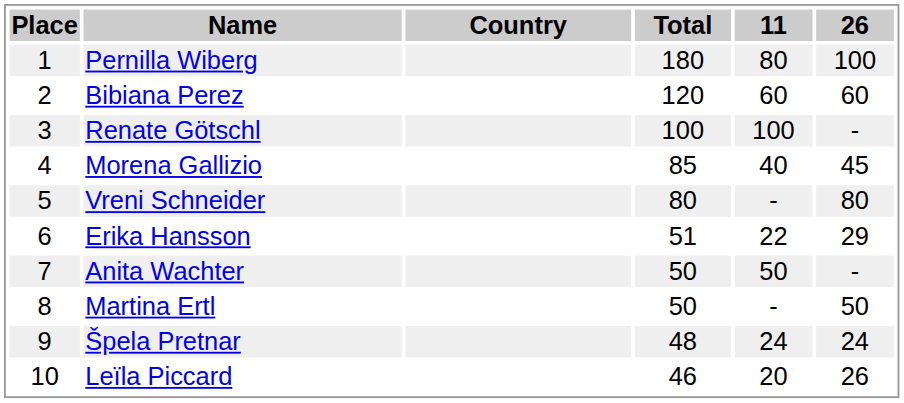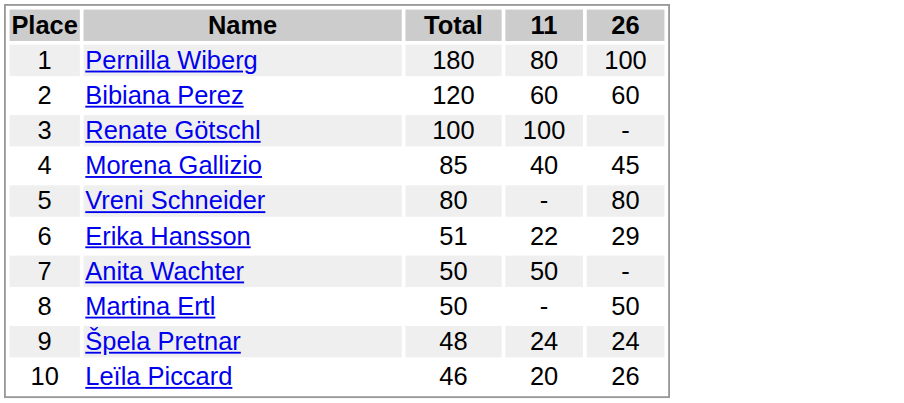- column: (518, 25)
